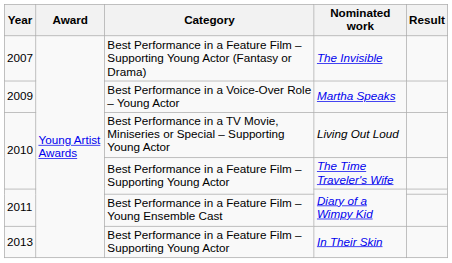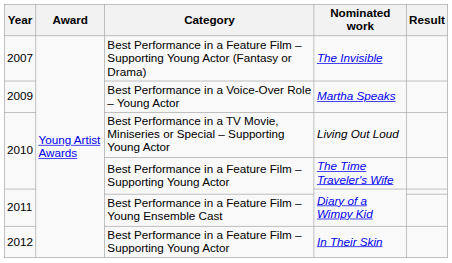(20, 241) 2013 -> (20, 241) 2012
